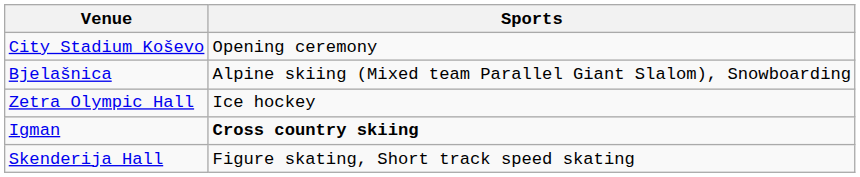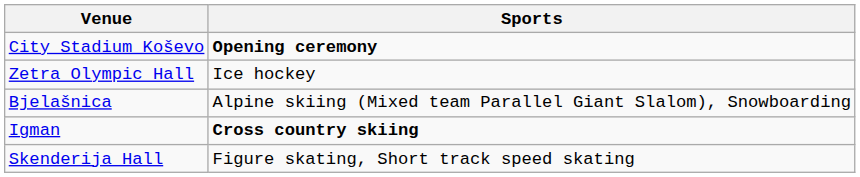(295, 47) normal -> (295, 47) bold
rows swapped: (101, 103) <-> (60, 75)
